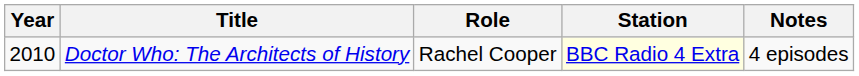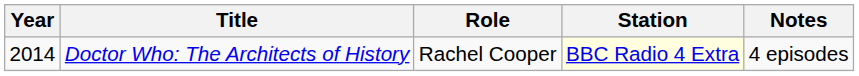(32, 53) 2010 -> (32, 53) 2014
